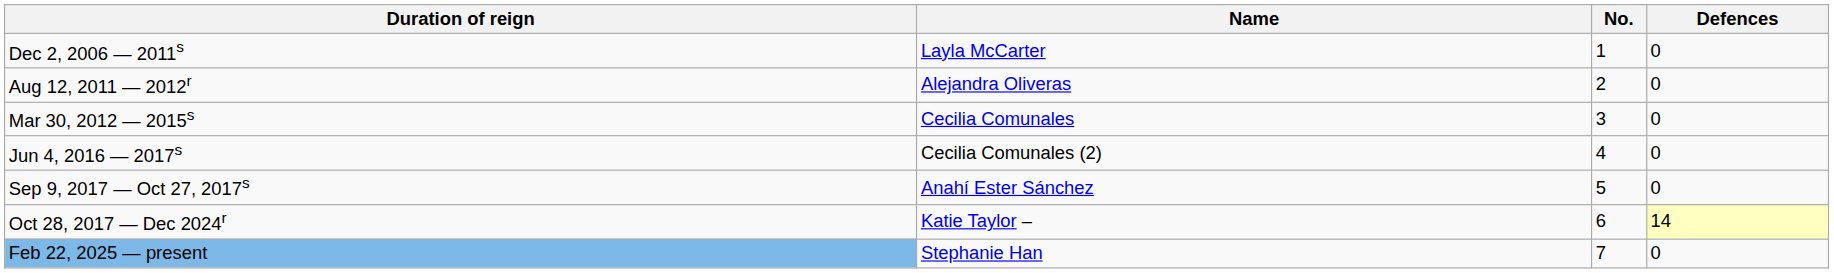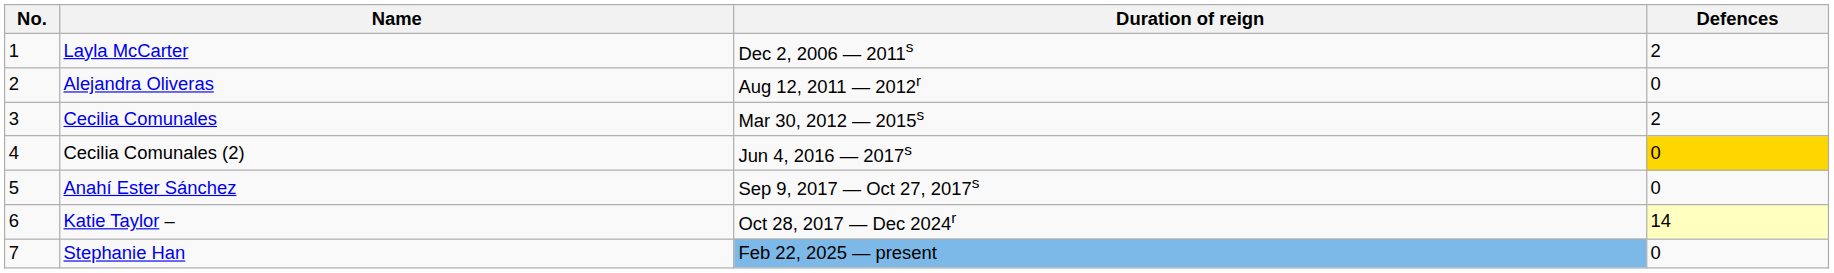columns swapped: (1619, 19) <-> (461, 19)
(1656, 50) 0 -> (1656, 50) 2
(1656, 119) 0 -> (1656, 119) 2
(1656, 153) no background -> (1656, 153) gold background
